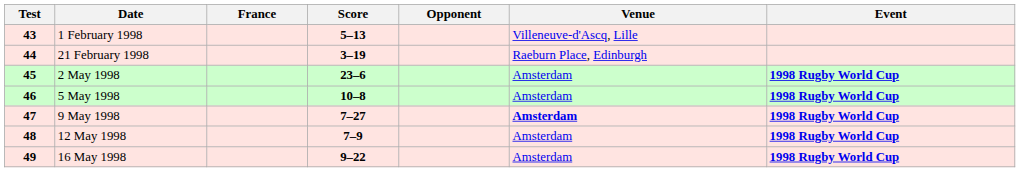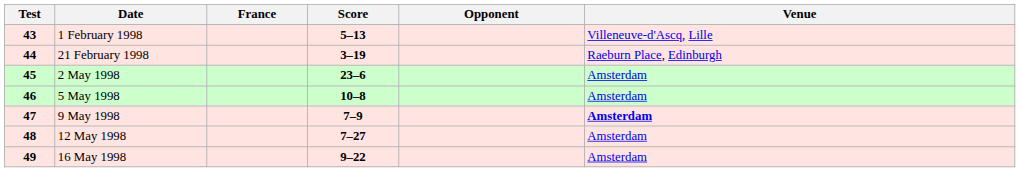- column: (891, 14)
(353, 116) 7–27 -> (353, 116) 7–9
(353, 136) 7–9 -> (353, 136) 7–27
